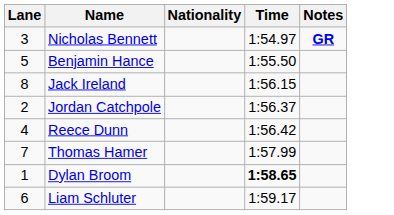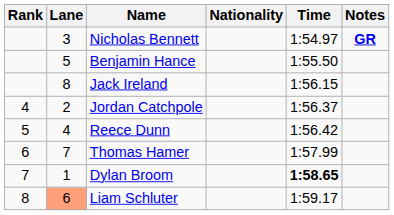+ column: (25, 15)
(25, 198) no background -> (66, 198) lightsalmon background
